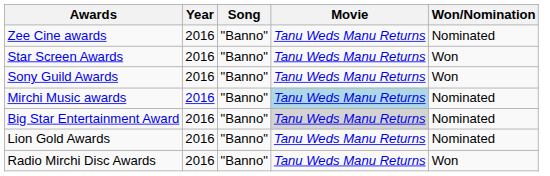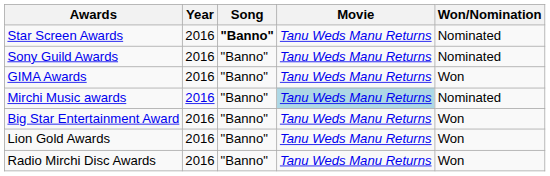- row: (57, 35)
(244, 56) normal -> (247, 35) bold
(445, 56) Won -> (469, 35) Nominated
(445, 77) Won -> (469, 56) Nominated
+ row: (47, 77)
(350, 118) lightgrey background -> (356, 118) no background
(463, 118) Nominated -> (451, 118) Won
(463, 139) Nominated -> (451, 139) Won
